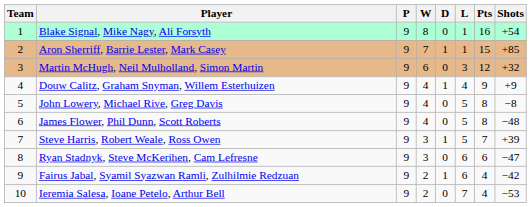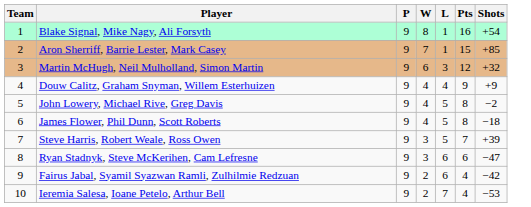- column: (445, 13)
(511, 103) −8 -> (491, 103) −2
(511, 121) −48 -> (491, 121) −18
